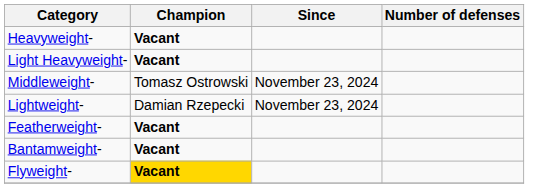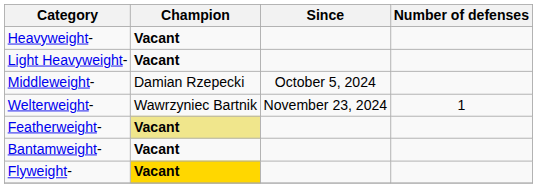(191, 82) Tomasz Ostrowski -> (189, 82) Damian Rzepecki
(316, 82) November 23, 2024 -> (325, 82) October 5, 2024
+ row: (51, 104)
- row: (46, 104)
(157, 127) no background -> (157, 127) khaki background
